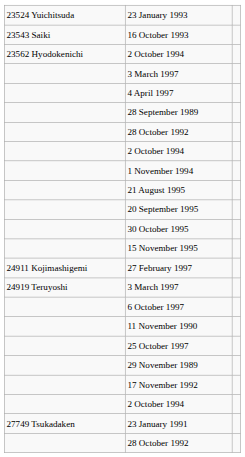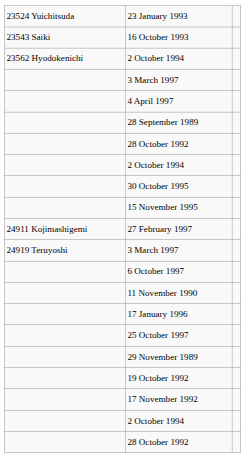- row: (65, 171)
- row: (65, 190)
- row: (65, 210)
+ row: (65, 314)
+ row: (65, 378)
- row: (41, 423)
